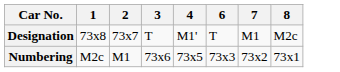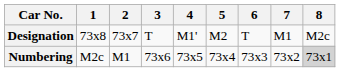+ column: (222, 14)
(287, 56) no background -> (319, 56) lightgrey background
